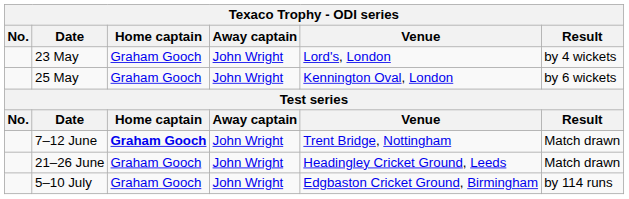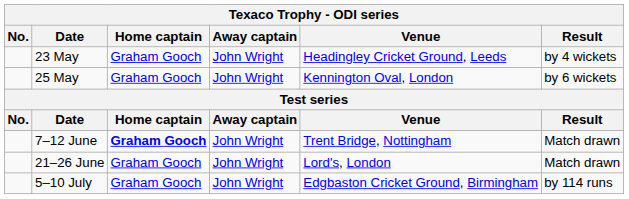(347, 57) Lord's, London -> (405, 57) Headingley Cricket Ground, Leeds
(405, 162) Headingley Cricket Ground, Leeds -> (347, 162) Lord's, London
